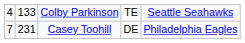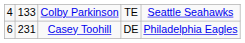(10, 30) 7 -> (10, 30) 6
